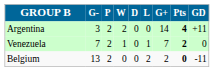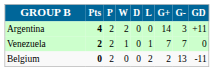columns swapped: (180, 13) <-> (94, 13)
